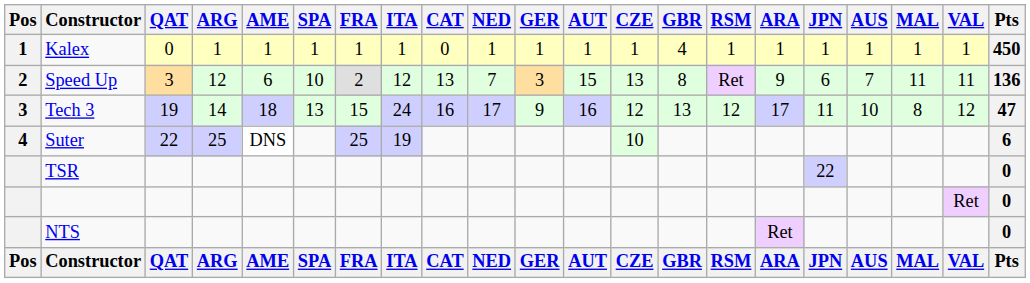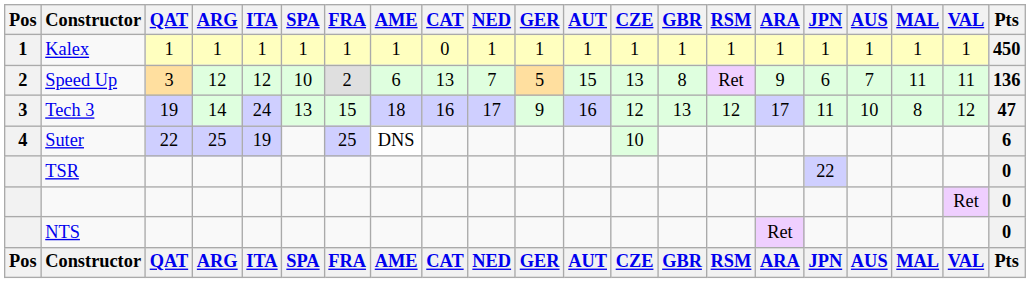columns swapped: (268, 19) <-> (402, 19)
(169, 49) 0 -> (169, 49) 1
(682, 49) 4 -> (682, 49) 1
(540, 79) 3 -> (540, 79) 5
